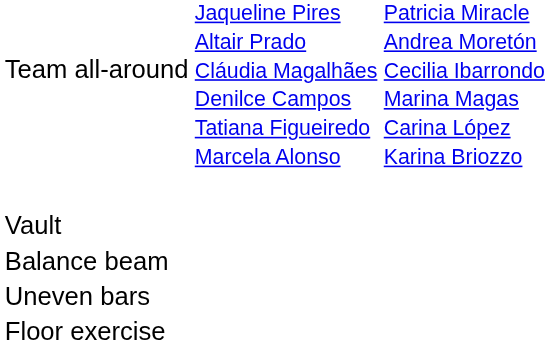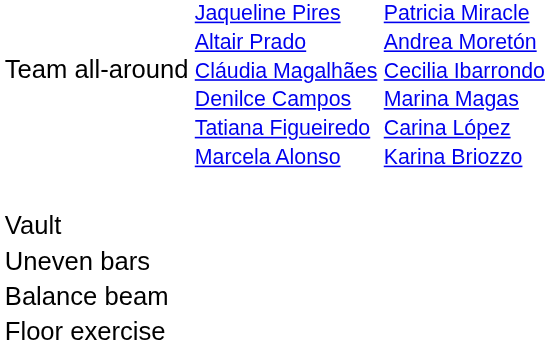rows swapped: (77, 296) <-> (87, 261)
